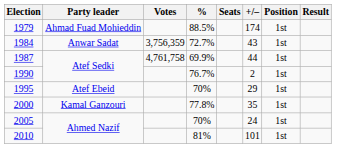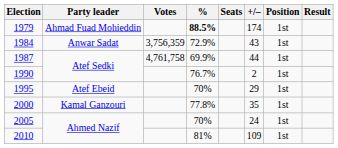(202, 27) normal -> (203, 27) bold
(202, 43) 72.7% -> (203, 43) 72.9%
(252, 136) 101 -> (254, 136) 109
